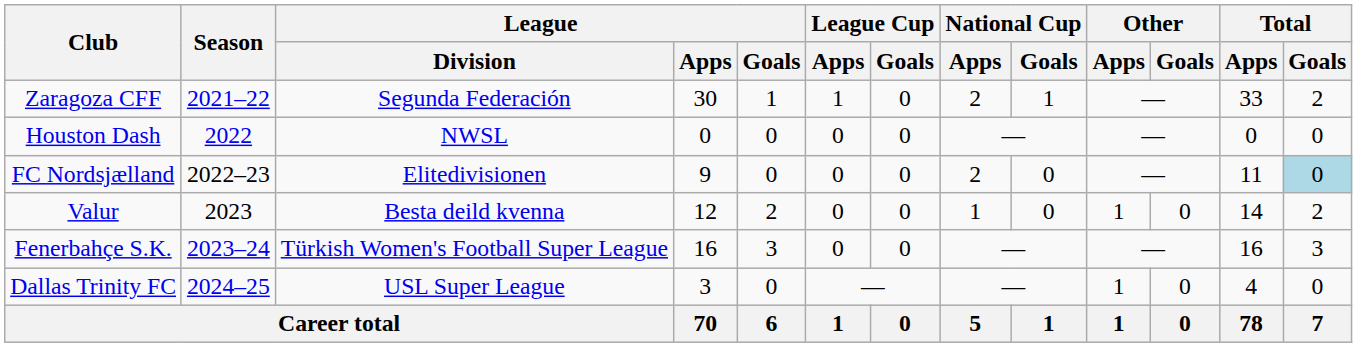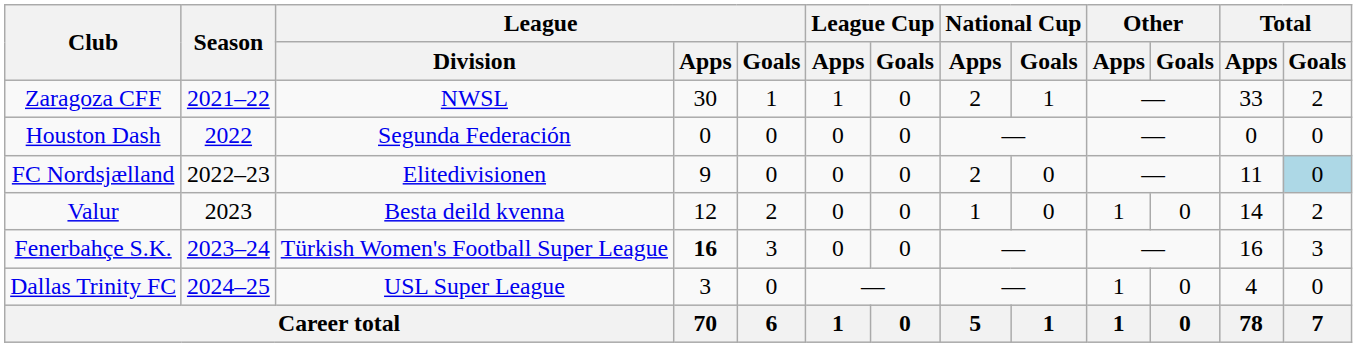(474, 98) Segunda Federación -> (474, 98) NWSL
(474, 135) NWSL -> (474, 135) Segunda Federación
(705, 248) normal -> (705, 248) bold
